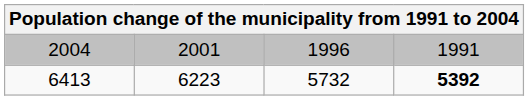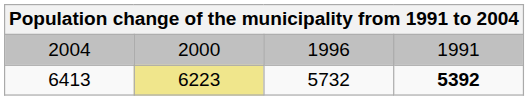(199, 49) 2001 -> (199, 49) 2000
(199, 79) no background -> (199, 79) khaki background
